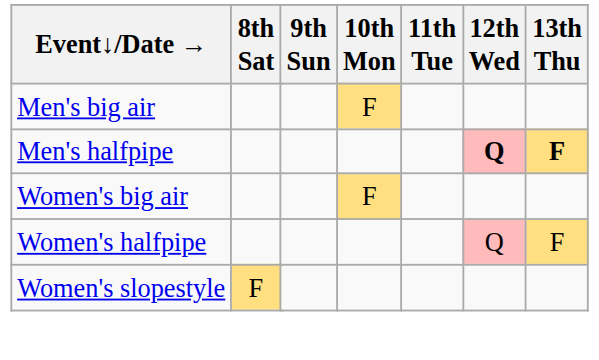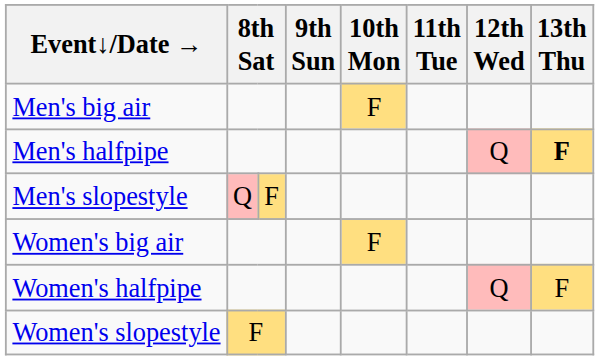(494, 151) bold -> (499, 151) normal
+ row: (100, 196)
